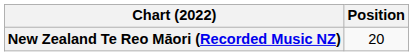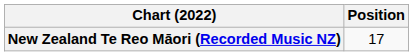(376, 39) 20 -> (376, 39) 17
